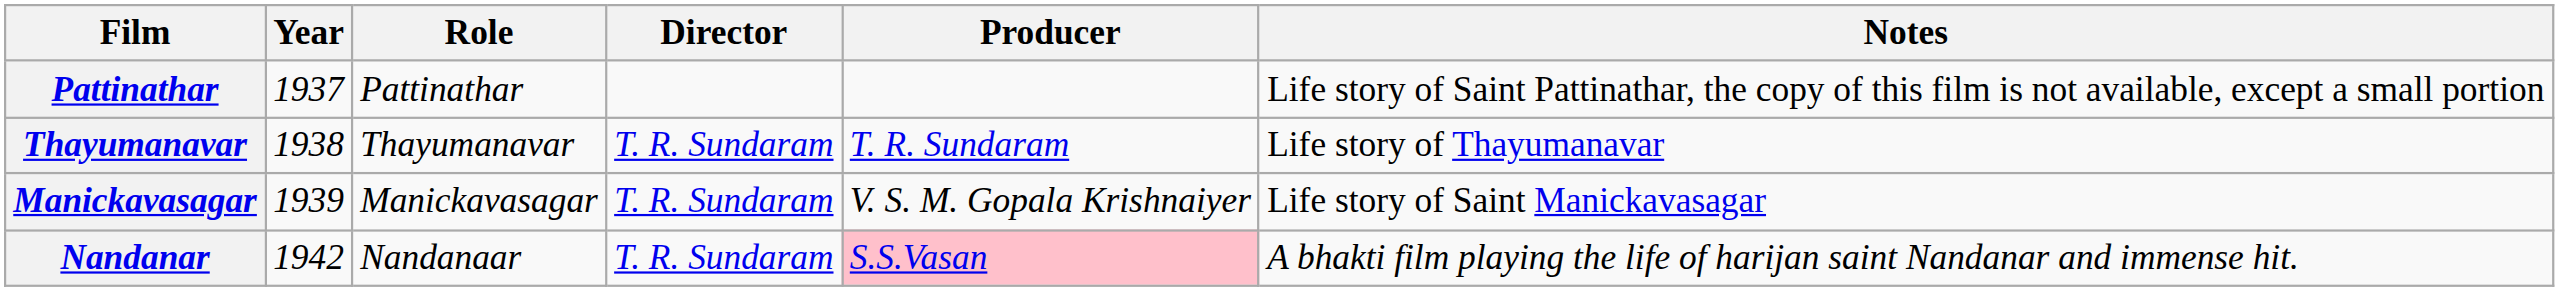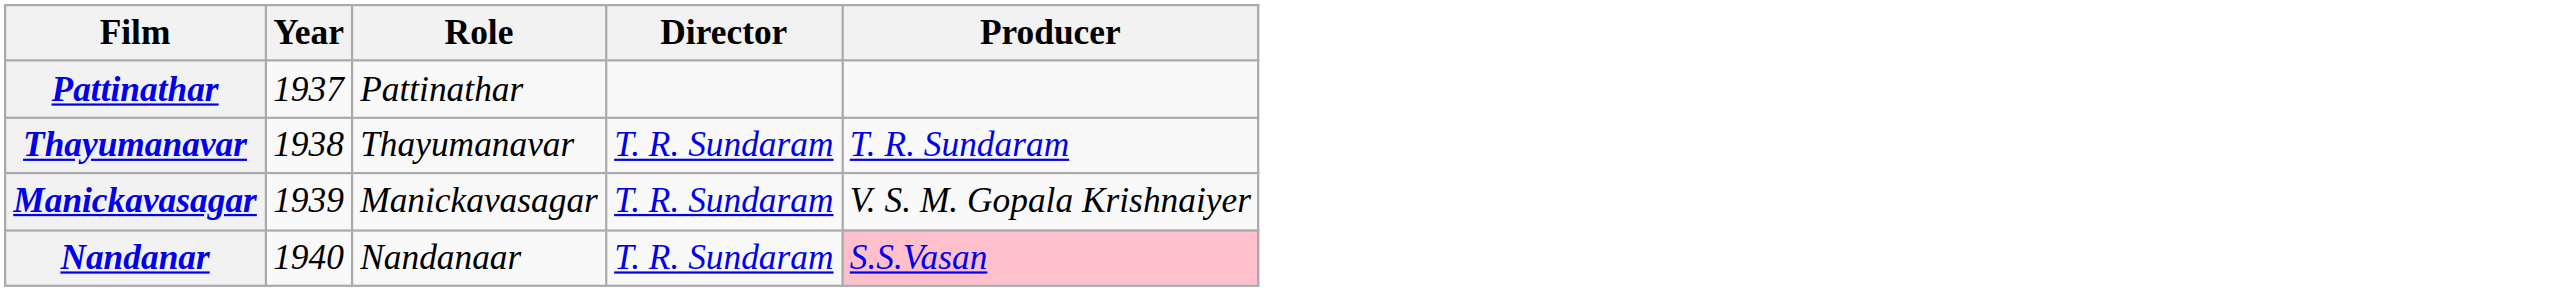- column: (1906, 32)
(309, 256) 1942 -> (309, 256) 1940
